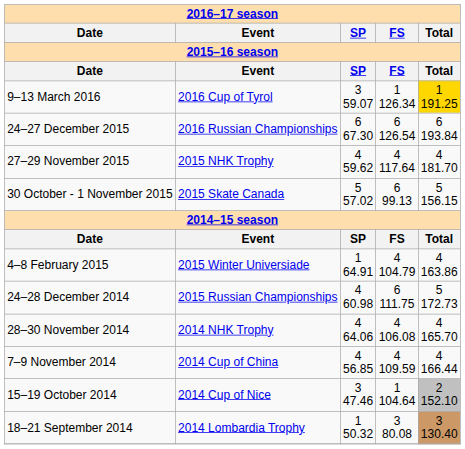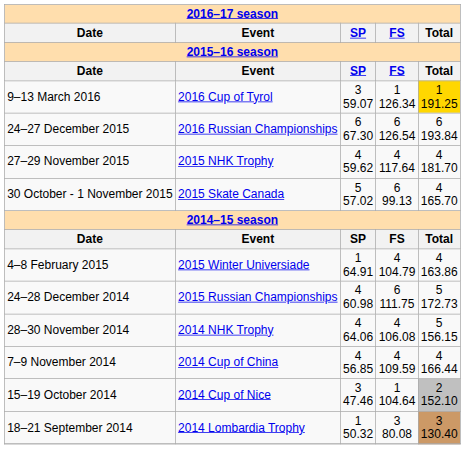(439, 194) 5 156.15 -> (439, 194) 4 165.70
(439, 330) 4 165.70 -> (439, 330) 5 156.15
